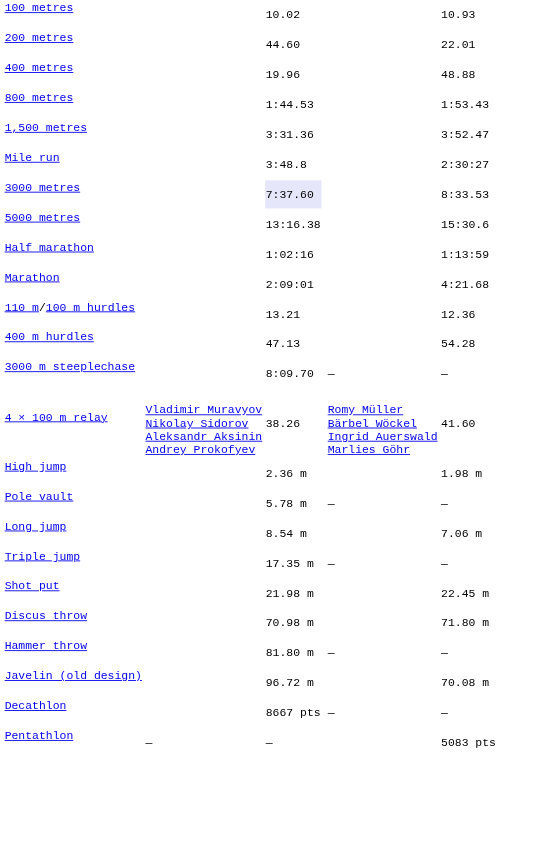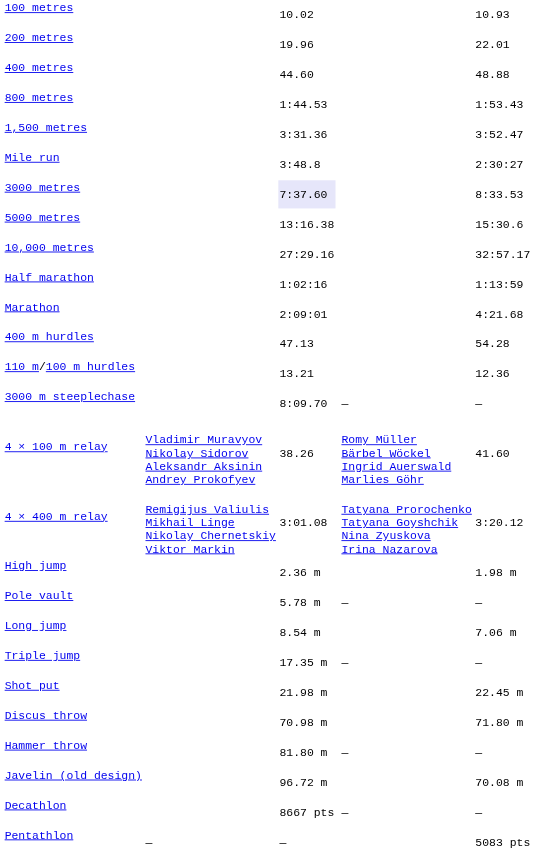(283, 45) 44.60 -> (297, 45) 19.96
(283, 75) 19.96 -> (297, 75) 44.60
+ row: (49, 254)
rows swapped: (70, 314) <-> (49, 344)
+ row: (56, 523)
